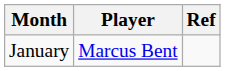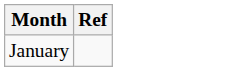- column: (128, 19)
